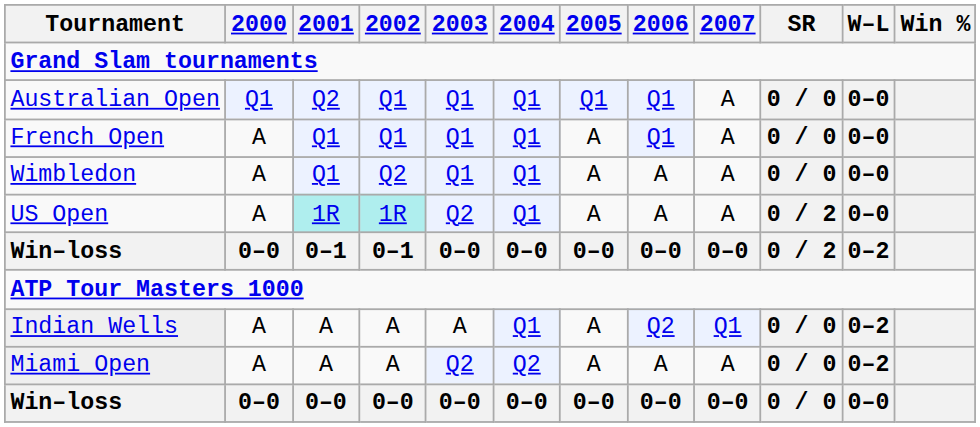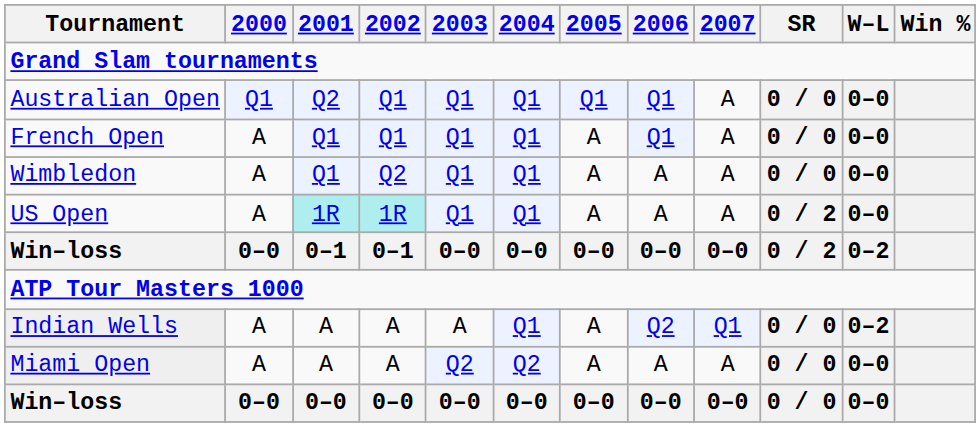(460, 213) Q2 -> (460, 213) Q1
(869, 365) 0–2 -> (869, 365) 0–0
